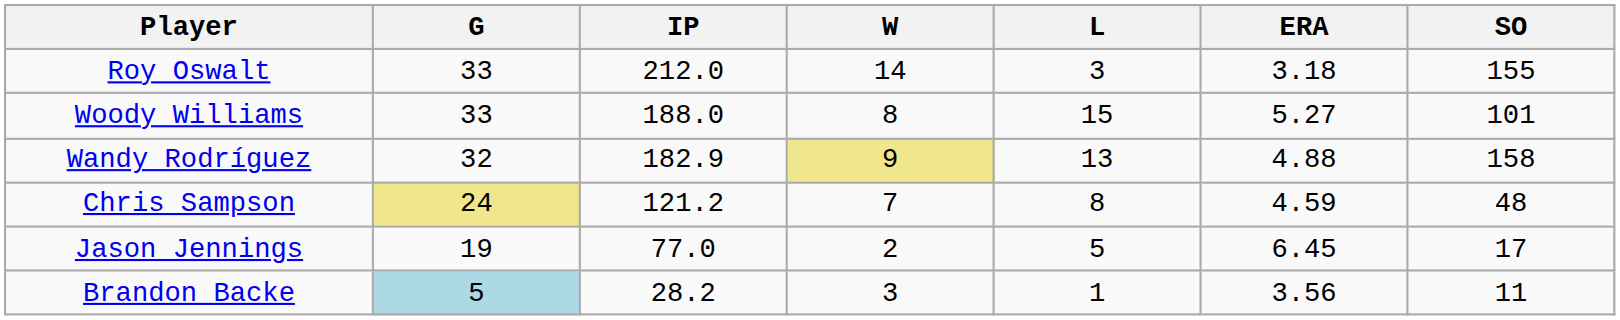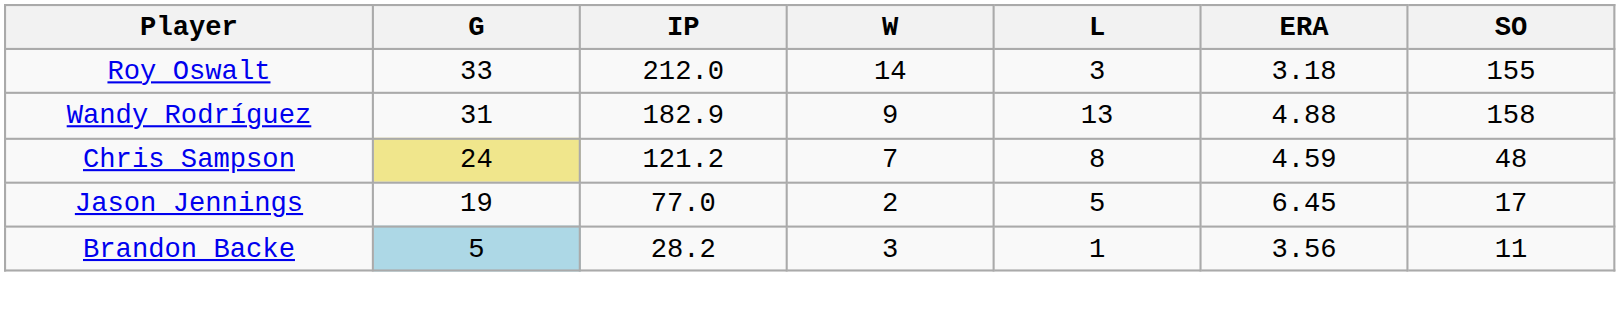- row: (189, 116)
(476, 160) 32 -> (476, 116) 31
(890, 160) khaki background -> (890, 116) no background
